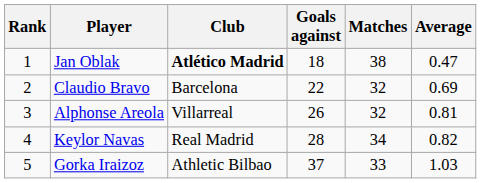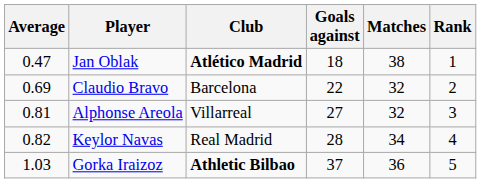columns swapped: (27, 26) <-> (443, 26)
(316, 113) 26 -> (335, 113) 27
(222, 165) normal -> (243, 165) bold
(378, 165) 33 -> (397, 165) 36
